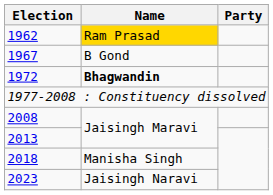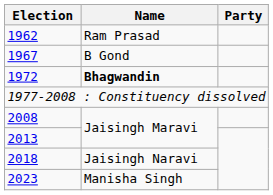(122, 35) gold background -> (122, 35) no background
(133, 159) Manisha Singh -> (141, 159) Jaisingh Naravi
(141, 179) Jaisingh Naravi -> (133, 179) Manisha Singh
